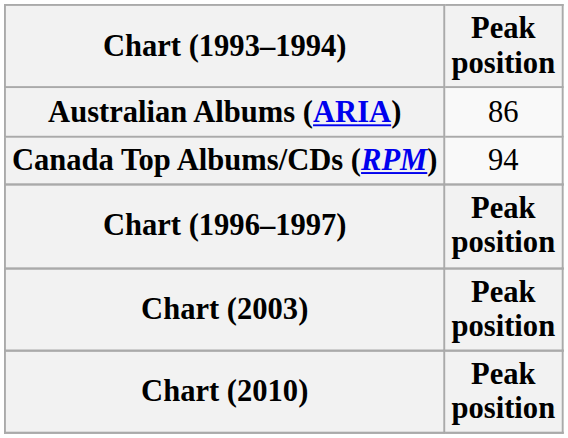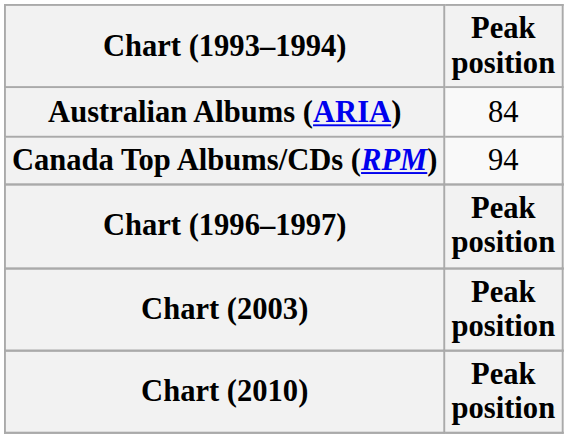(503, 111) 86 -> (503, 111) 84
